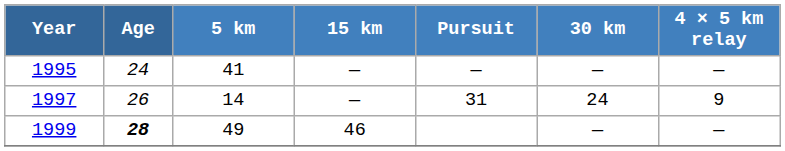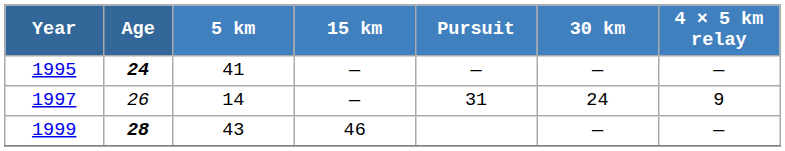(138, 71) normal -> (138, 71) bold
(233, 131) 49 -> (233, 131) 43
